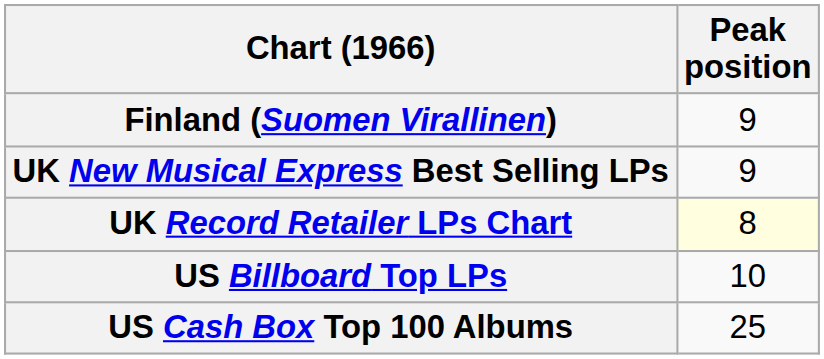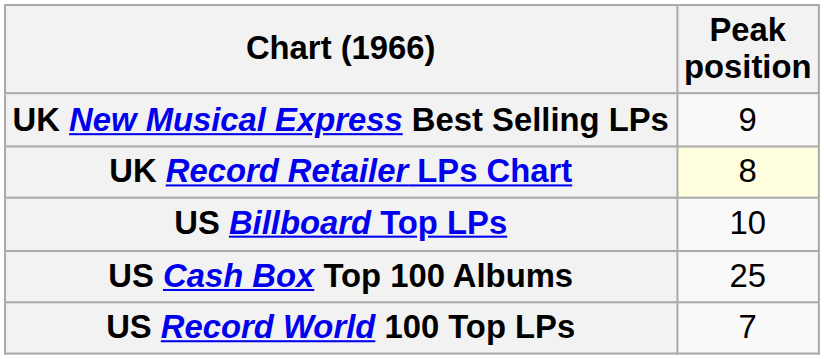- row: (341, 119)
+ row: (341, 327)
